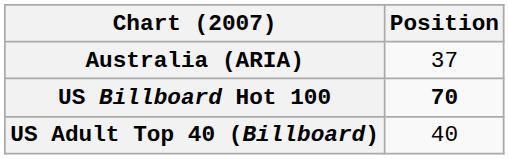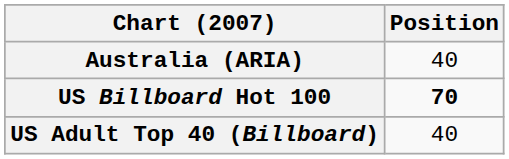(444, 60) 37 -> (444, 60) 40
